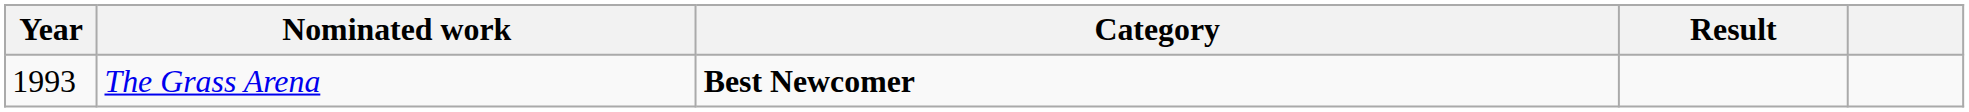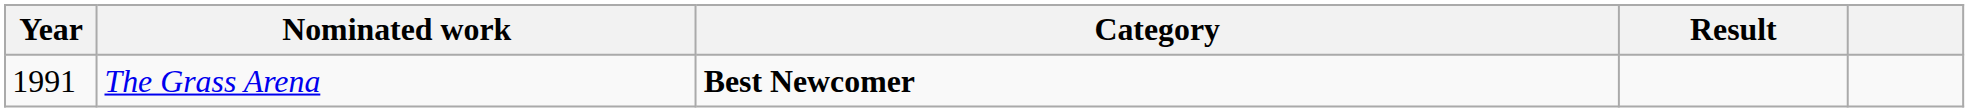(44, 80) 1993 -> (44, 80) 1991
